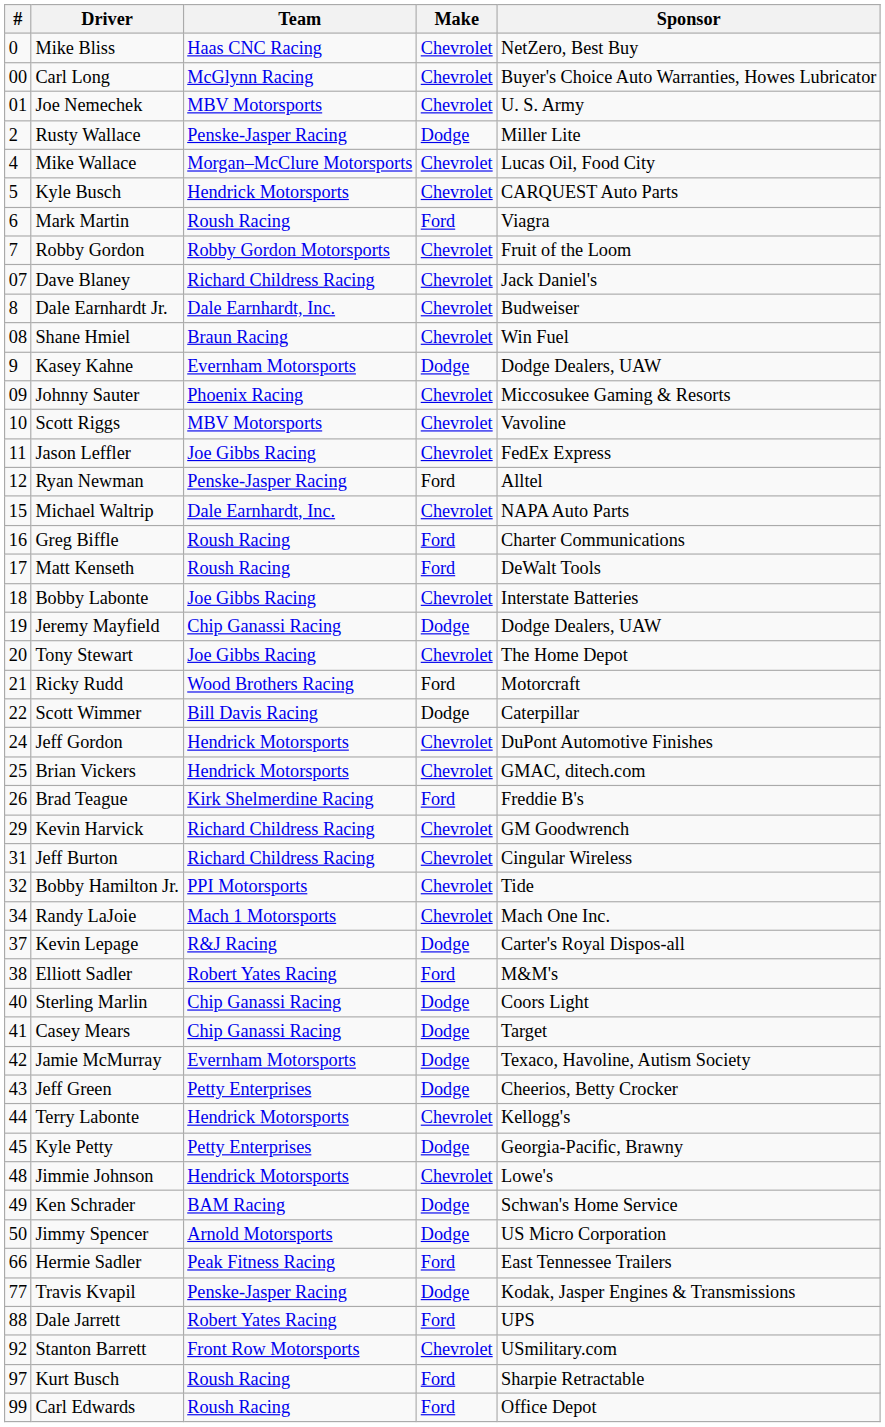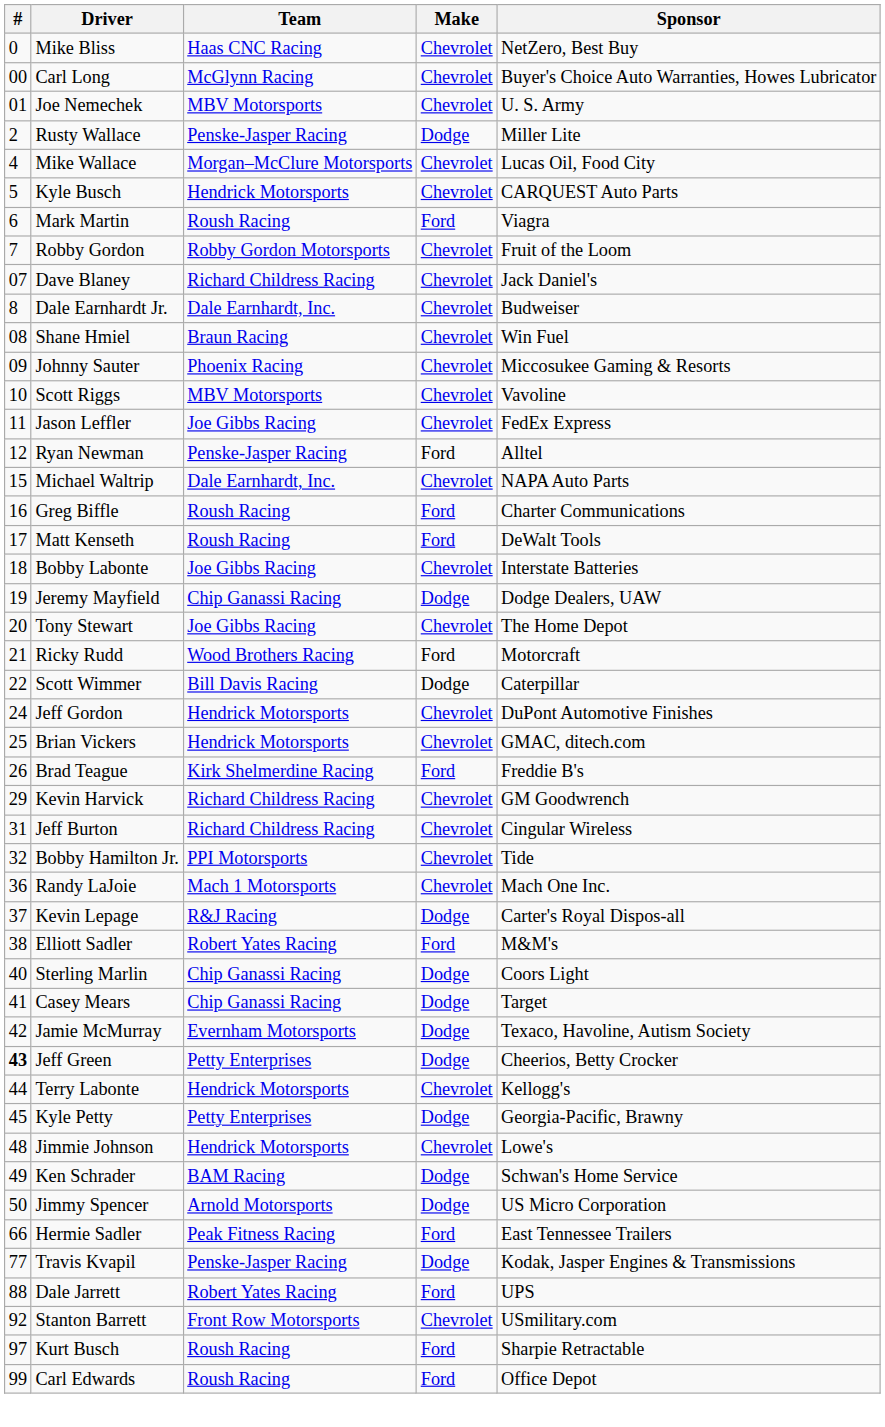- row: (84, 366)
(18, 915) 34 -> (18, 886) 36
(18, 1089) normal -> (18, 1060) bold
